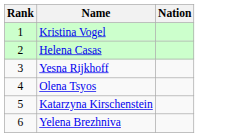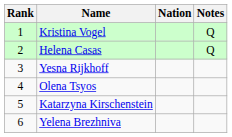+ column: (210, 13)
